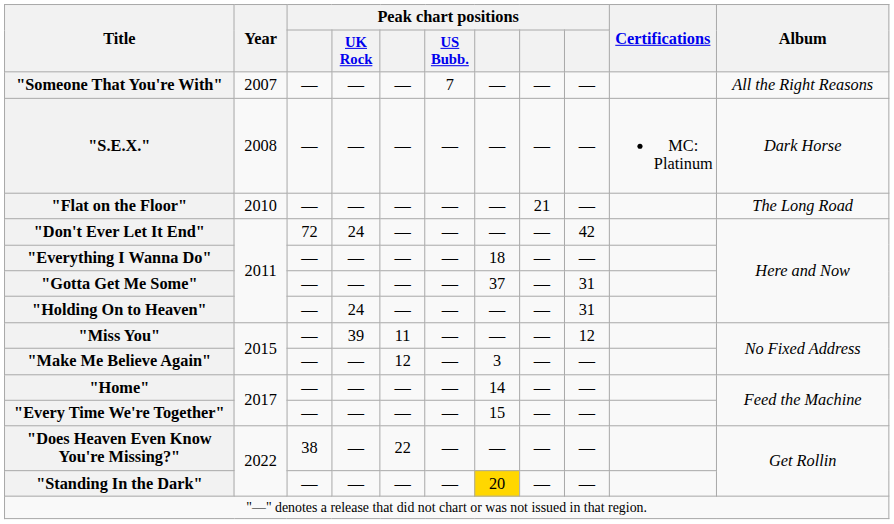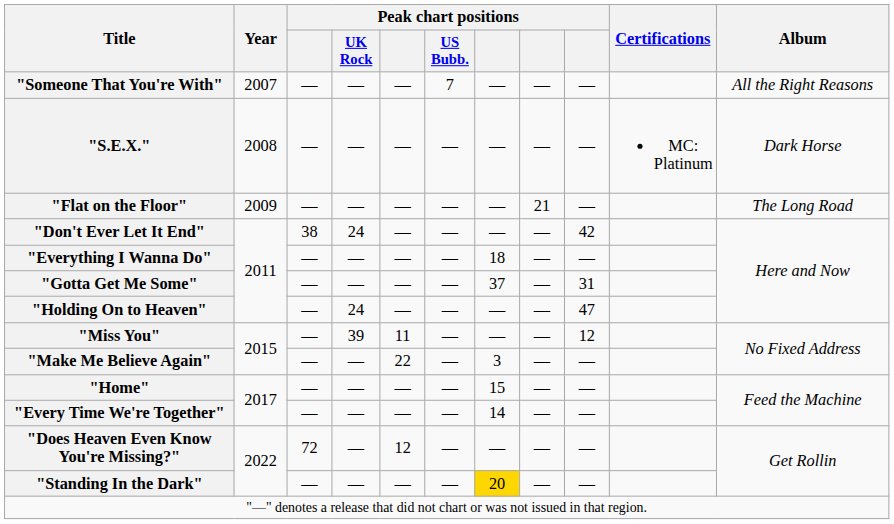(261, 206) 2010 -> (261, 206) 2009
(309, 231) 72 -> (309, 231) 38
(587, 309) 31 -> (587, 309) 47
(403, 361) 12 -> (403, 361) 22
(497, 387) 14 -> (497, 387) 15
(497, 413) 15 -> (497, 413) 14
(309, 448) 38 -> (309, 448) 72
(403, 448) 22 -> (403, 448) 12
